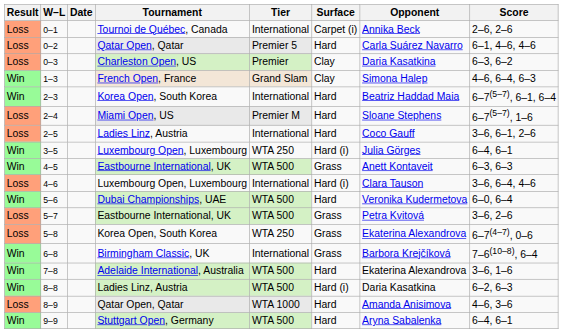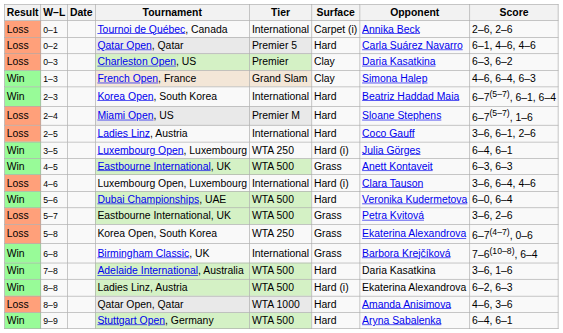(414, 271) Ekaterina Alexandrova -> (399, 271) Daria Kasatkina
(399, 287) Daria Kasatkina -> (414, 287) Ekaterina Alexandrova
